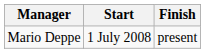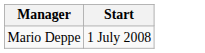- column: (177, 15)
